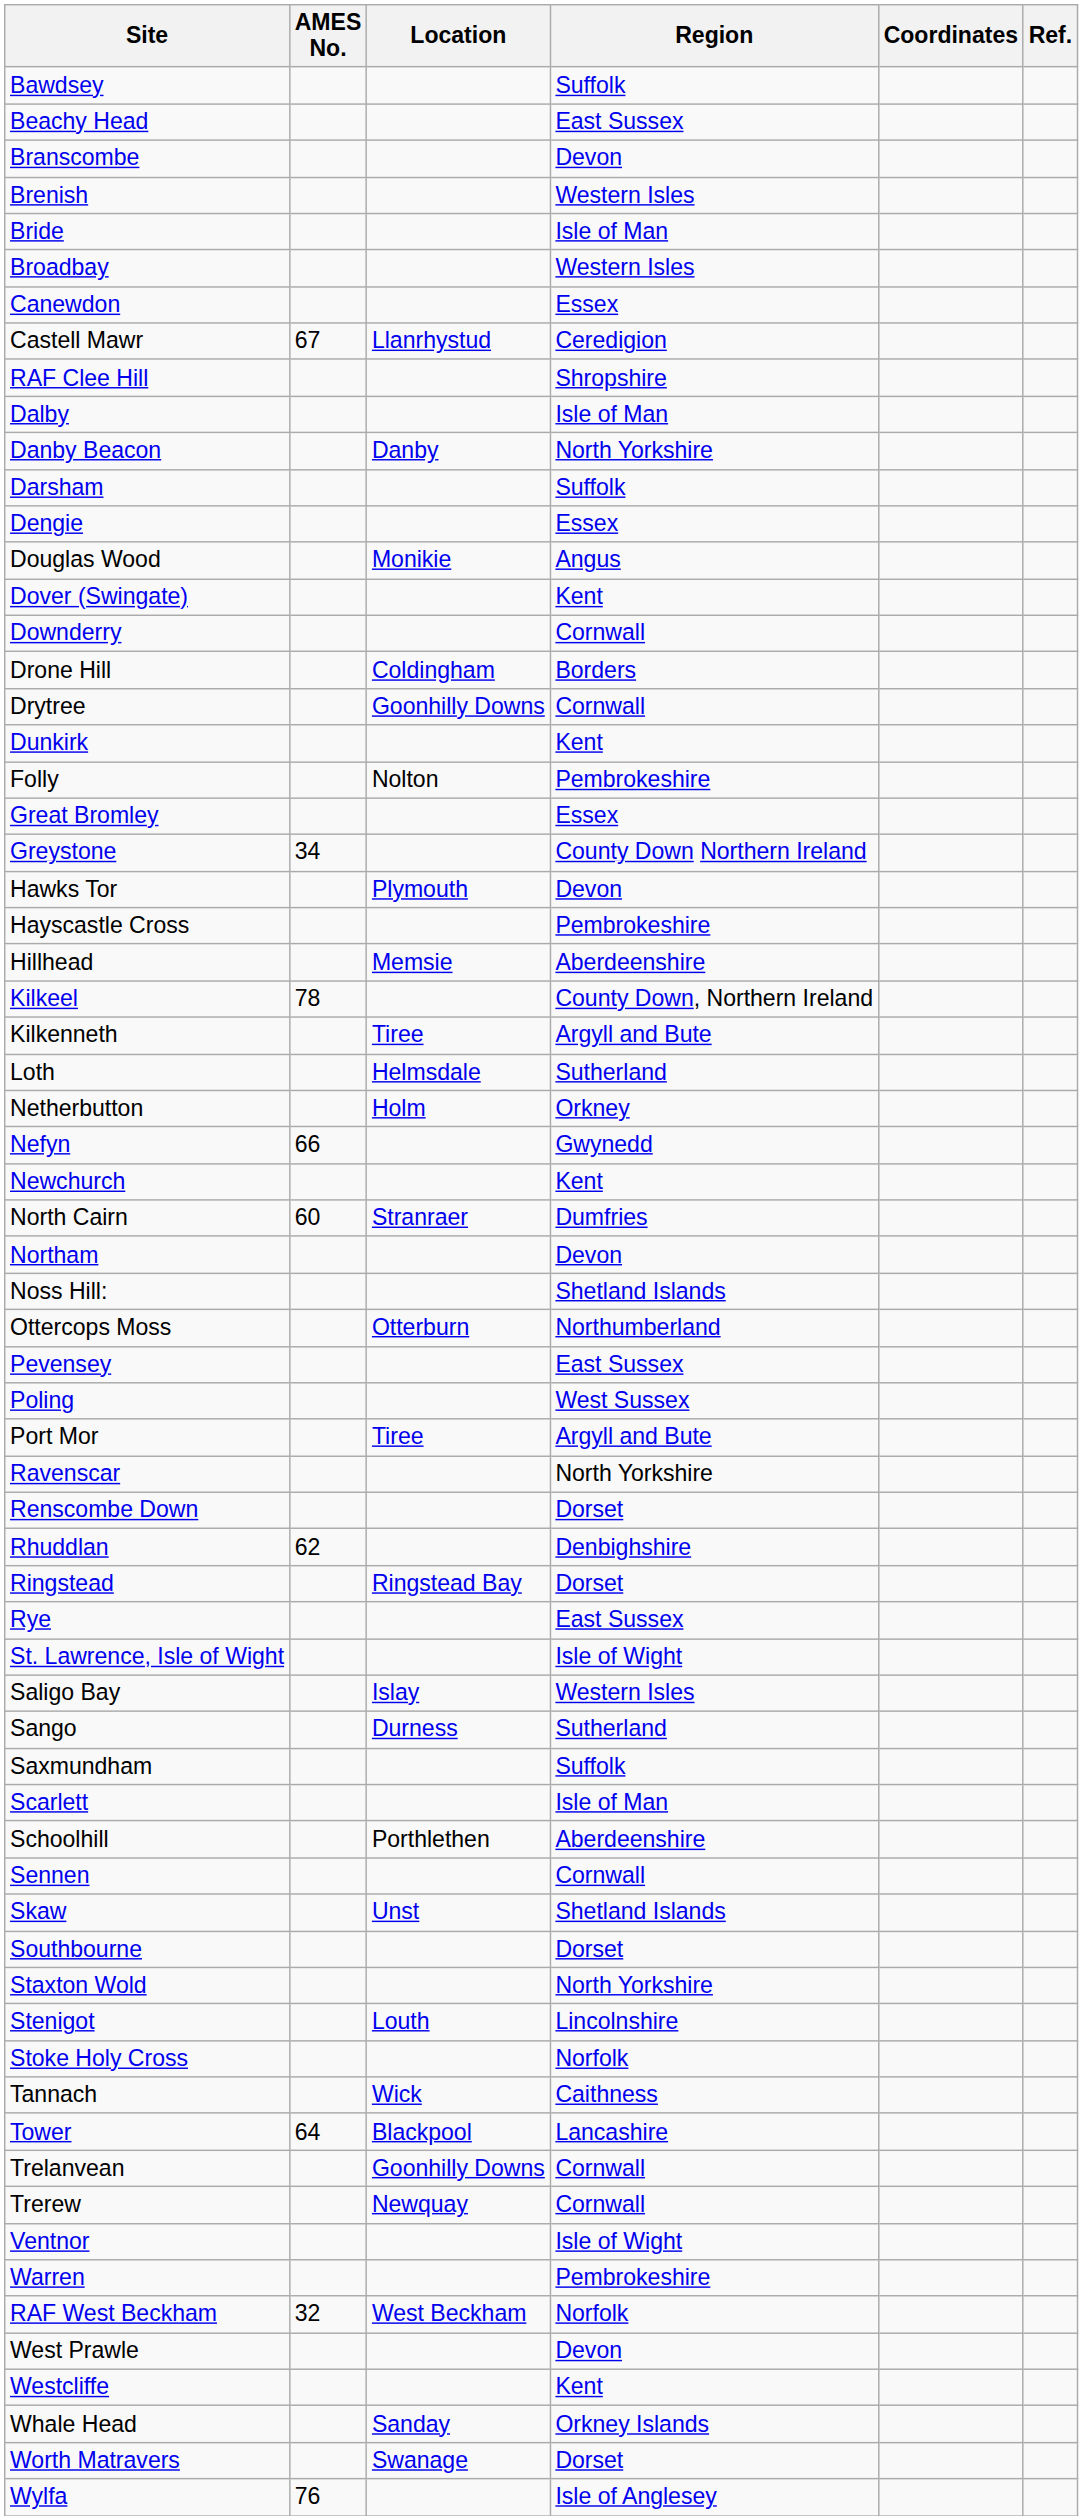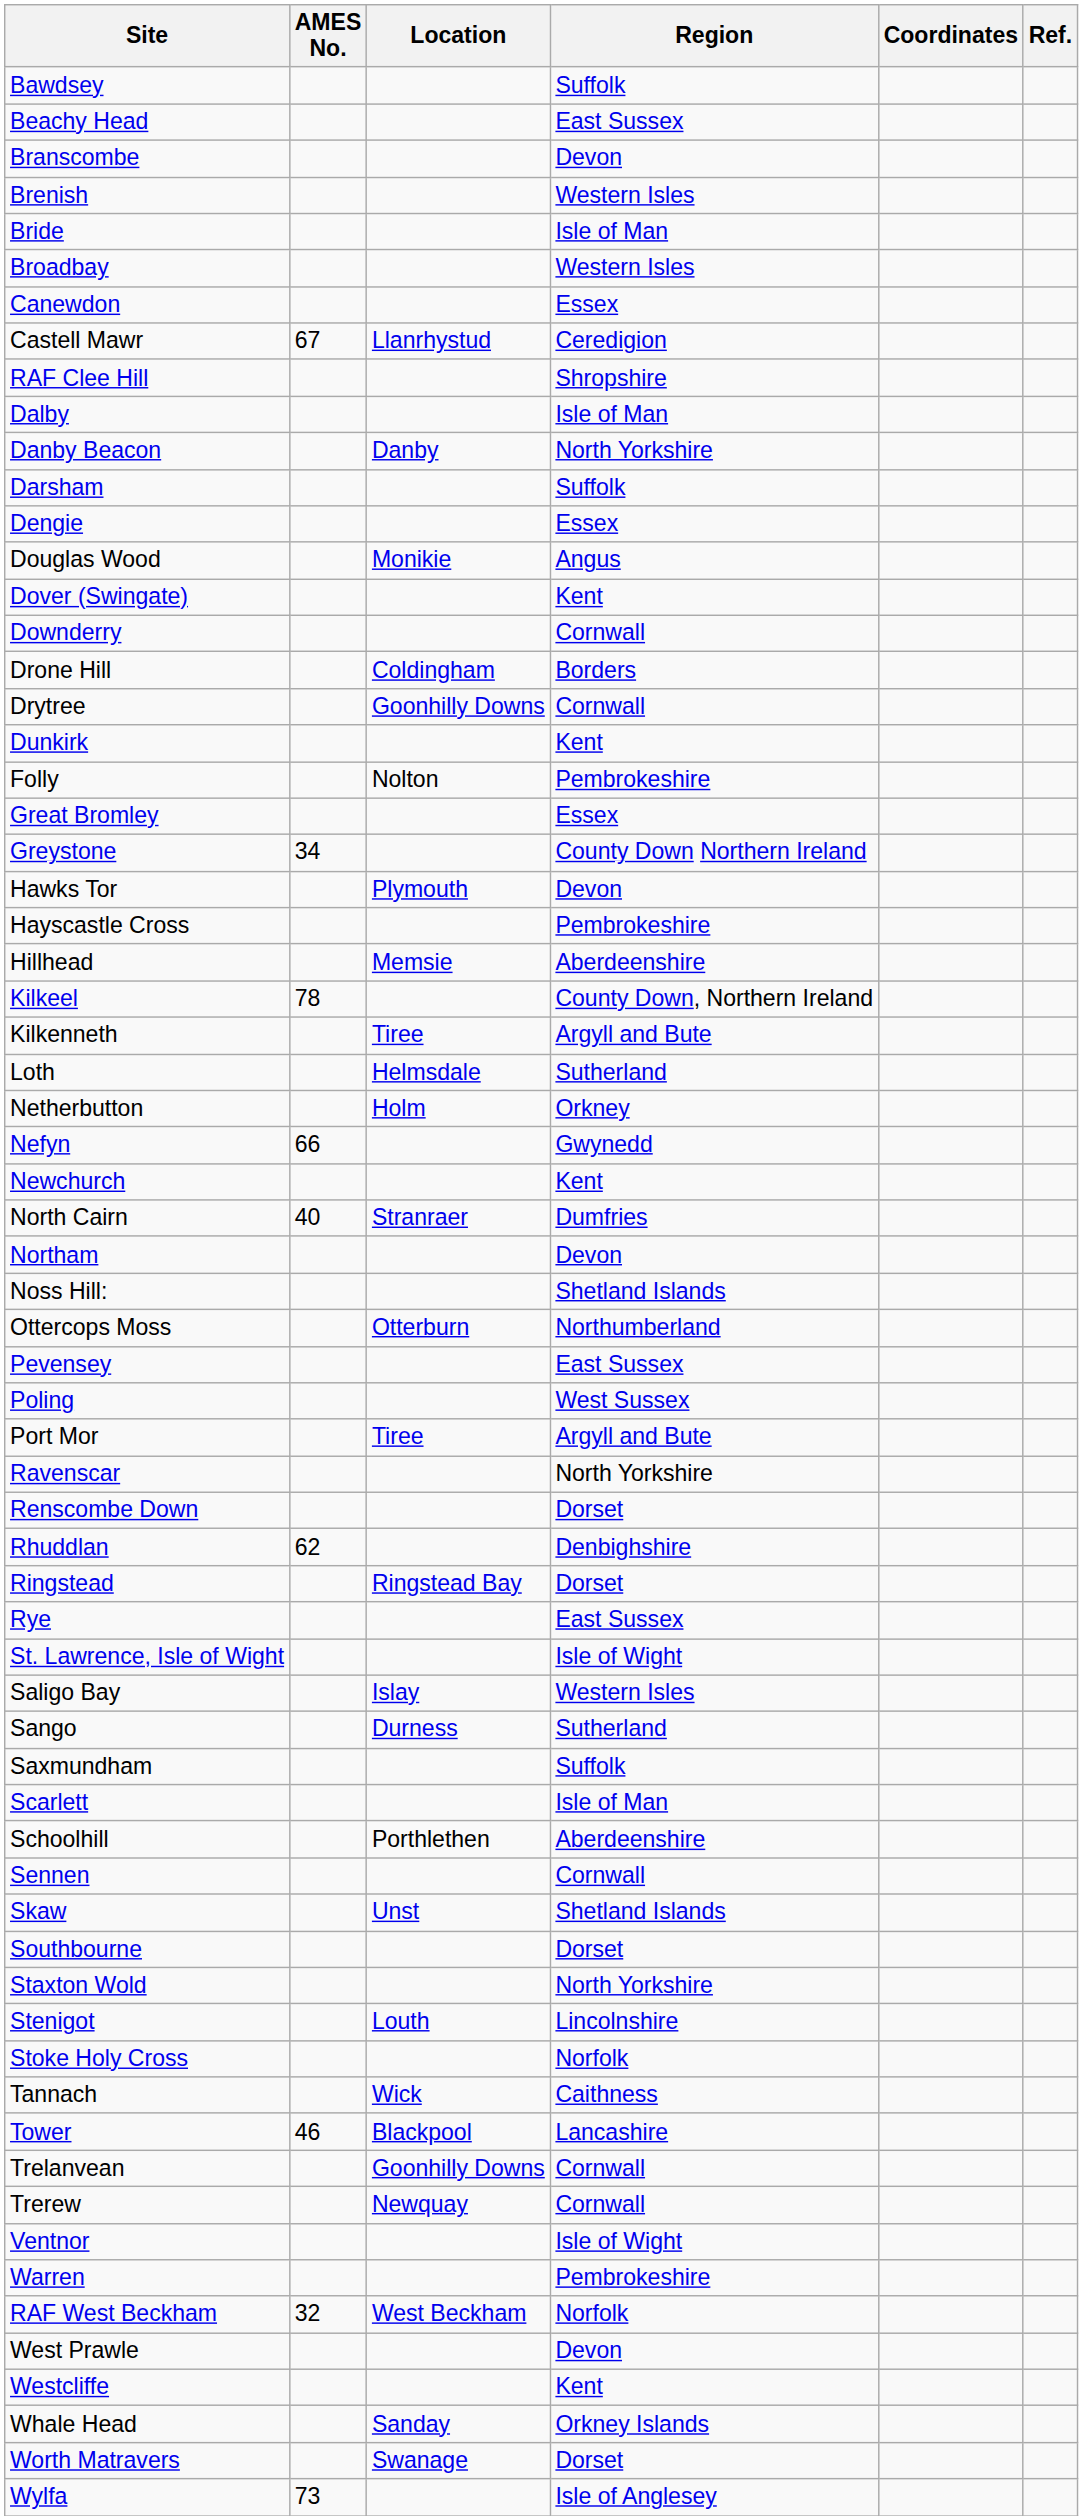(308, 1217) 60 -> (308, 1217) 40
(308, 2131) 64 -> (308, 2131) 46
(308, 2496) 76 -> (308, 2496) 73
